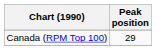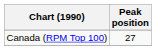(130, 38) 29 -> (130, 38) 27
